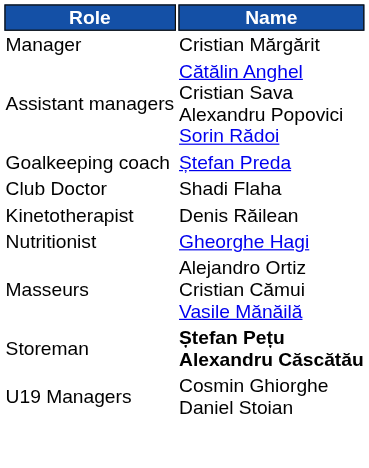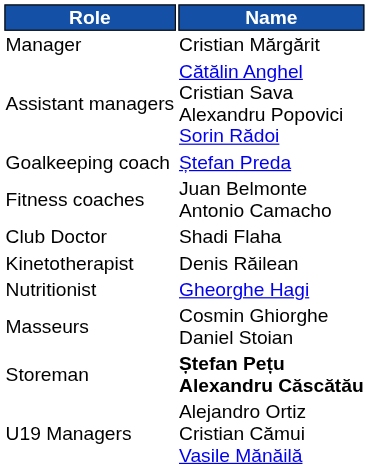+ row: (75, 199)
(243, 289) Alejandro Ortiz Cristian Cămui Vasile Mănăilă -> (254, 327) Cosmin Ghiorghe Daniel Stoian
(254, 396) Cosmin Ghiorghe Daniel Stoian -> (243, 433) Alejandro Ortiz Cristian Cămui Vasile Mănăilă
